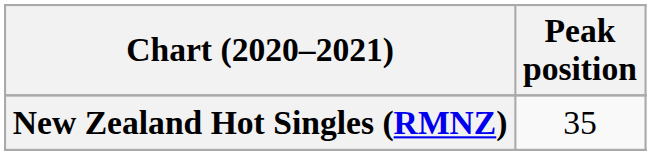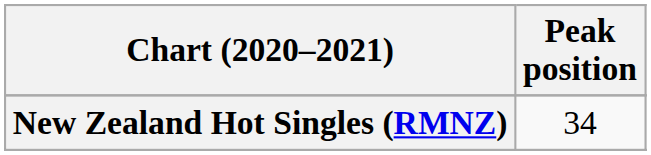(580, 122) 35 -> (580, 122) 34
